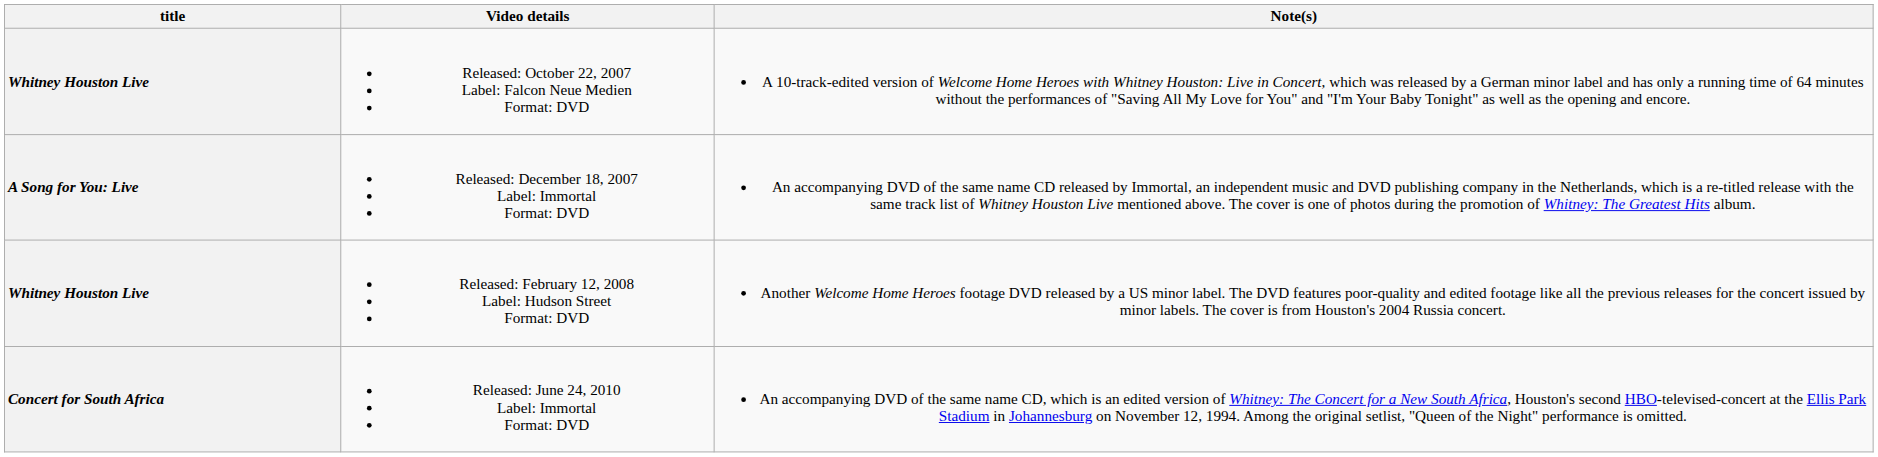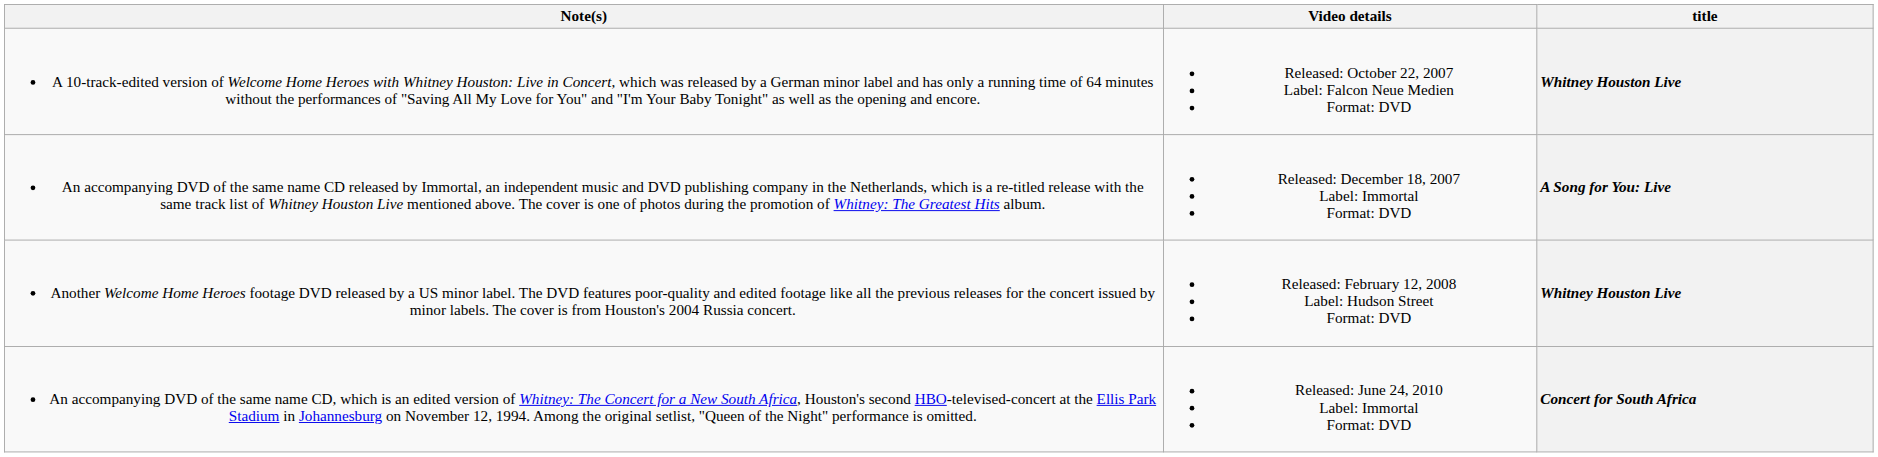columns swapped: (173, 16) <-> (1294, 16)
